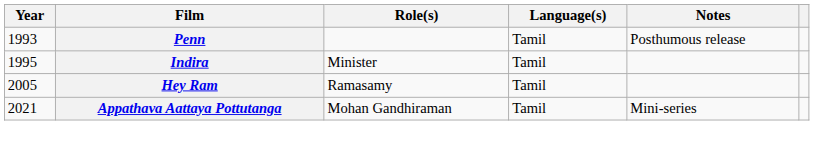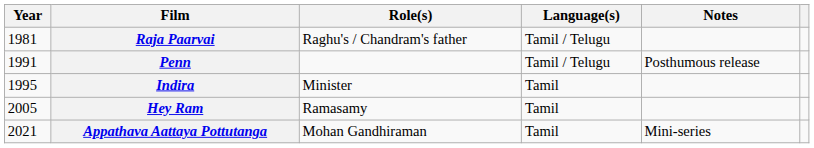+ row: (175, 39)
(22, 39) 1993 -> (22, 62) 1991
(529, 39) Tamil -> (568, 62) Tamil / Telugu
